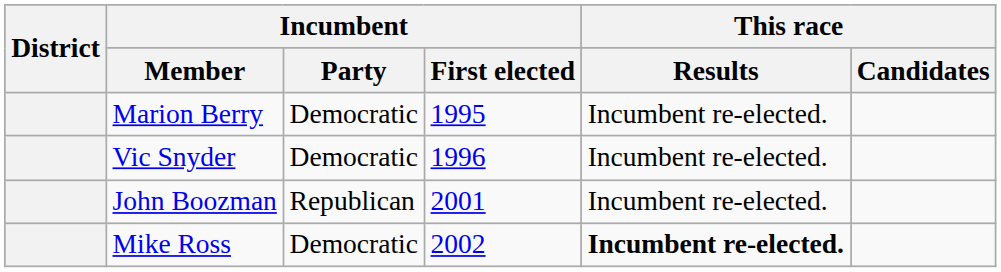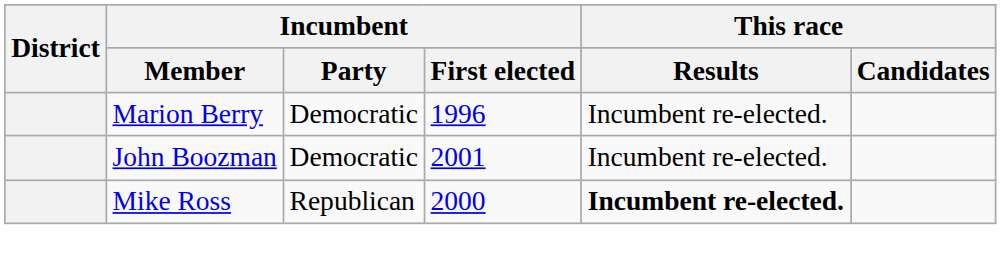(458, 113) 1995 -> (458, 113) 1996
- row: (174, 157)
(352, 200) Republican -> (354, 157) Democratic
(354, 244) Democratic -> (352, 200) Republican
(458, 244) 2002 -> (458, 200) 2000
